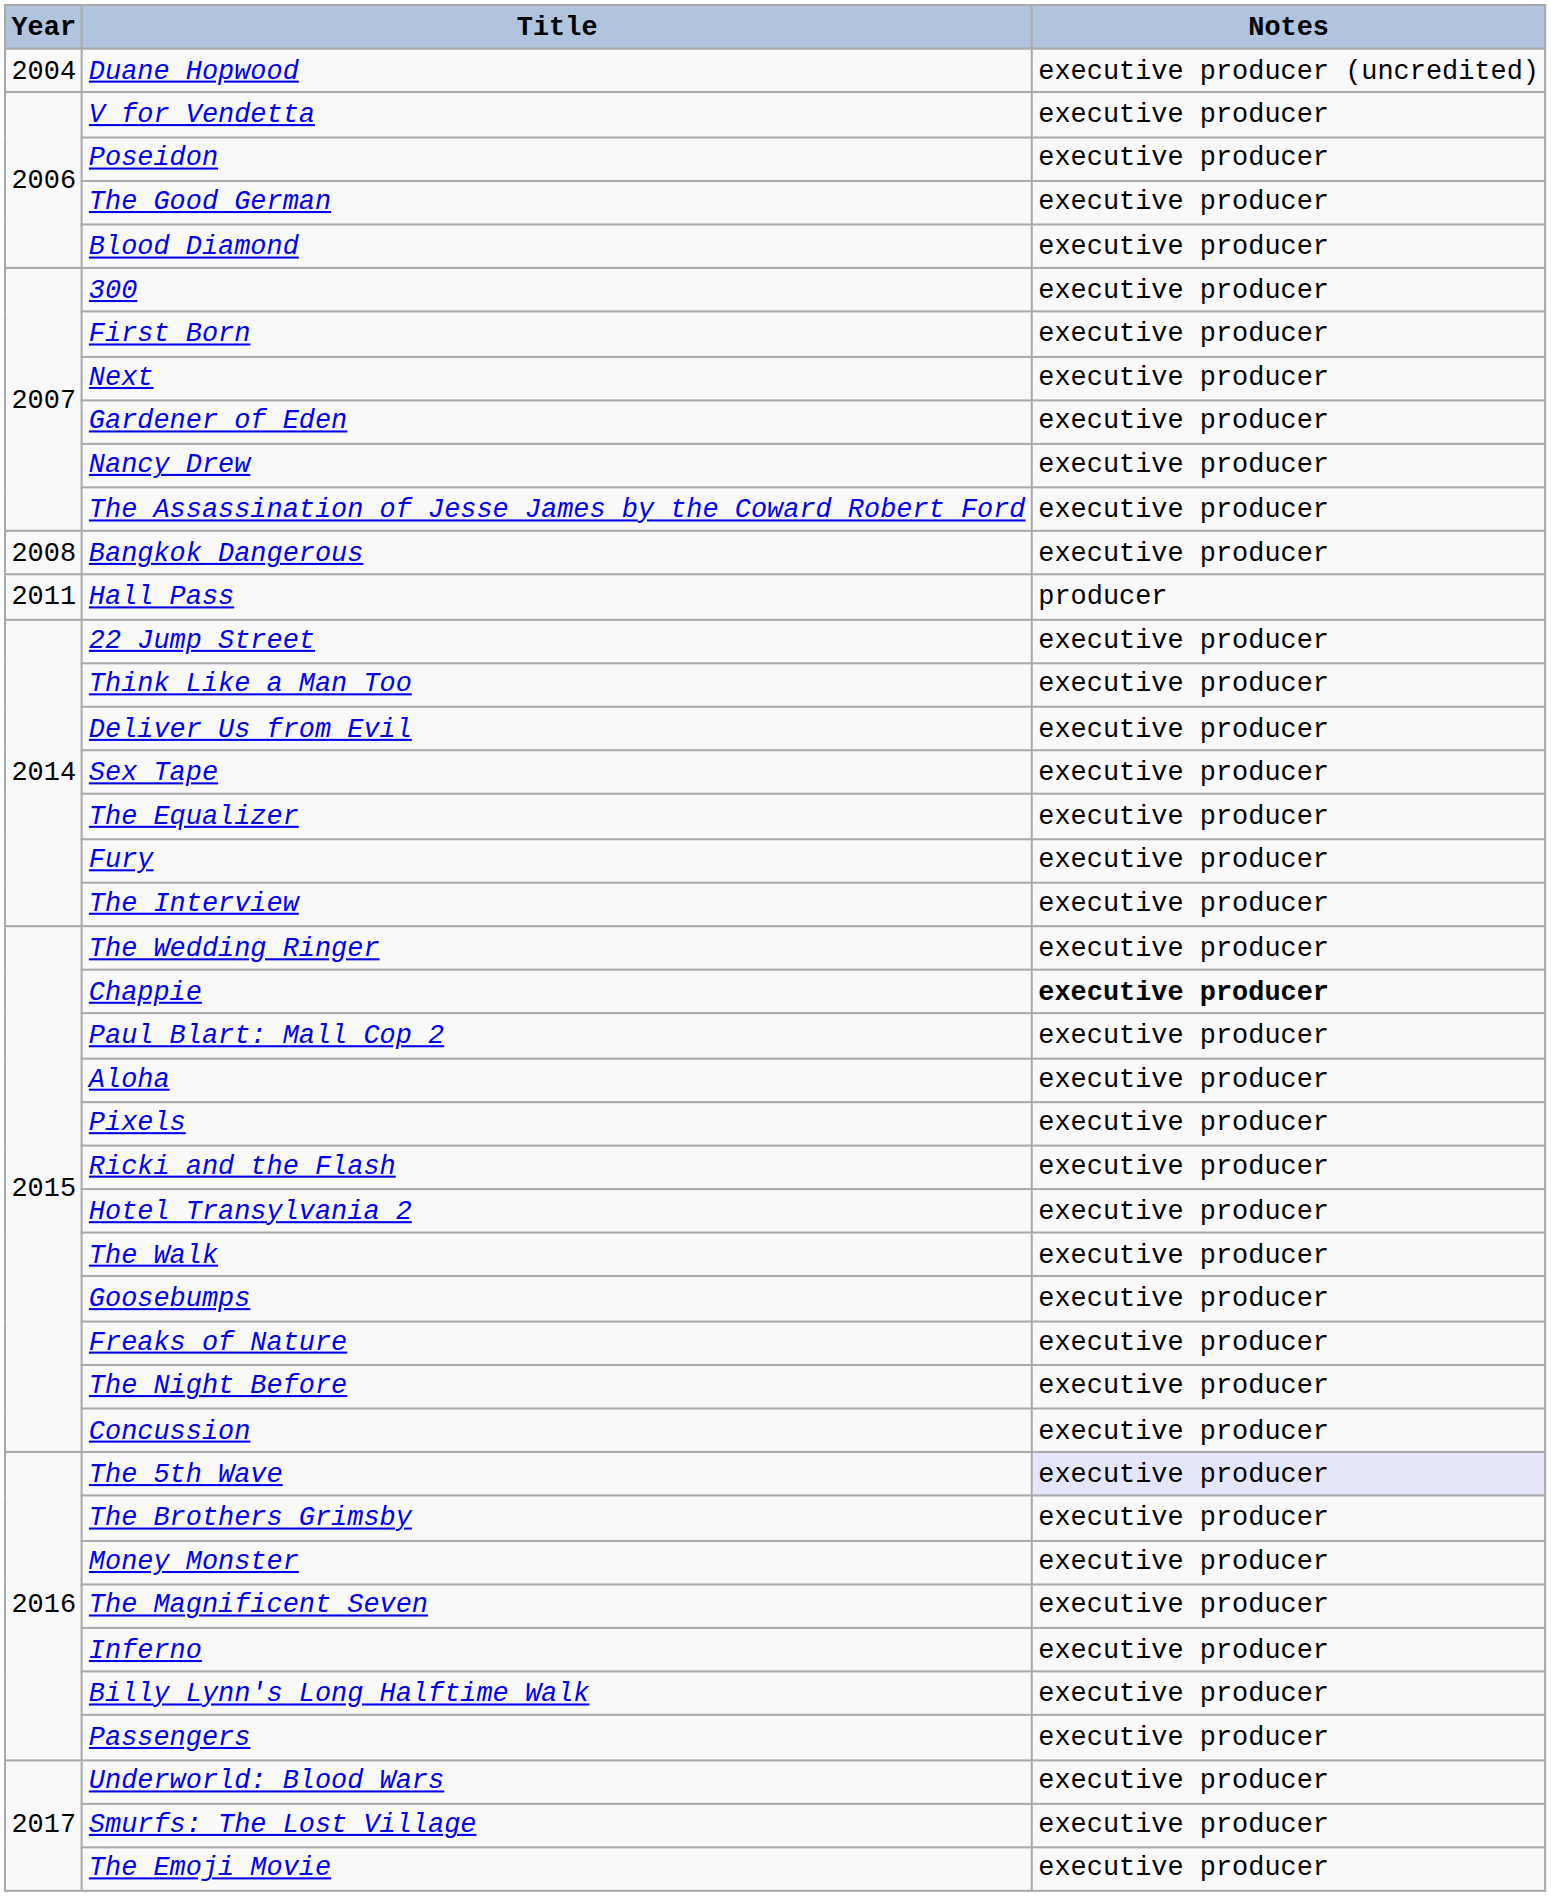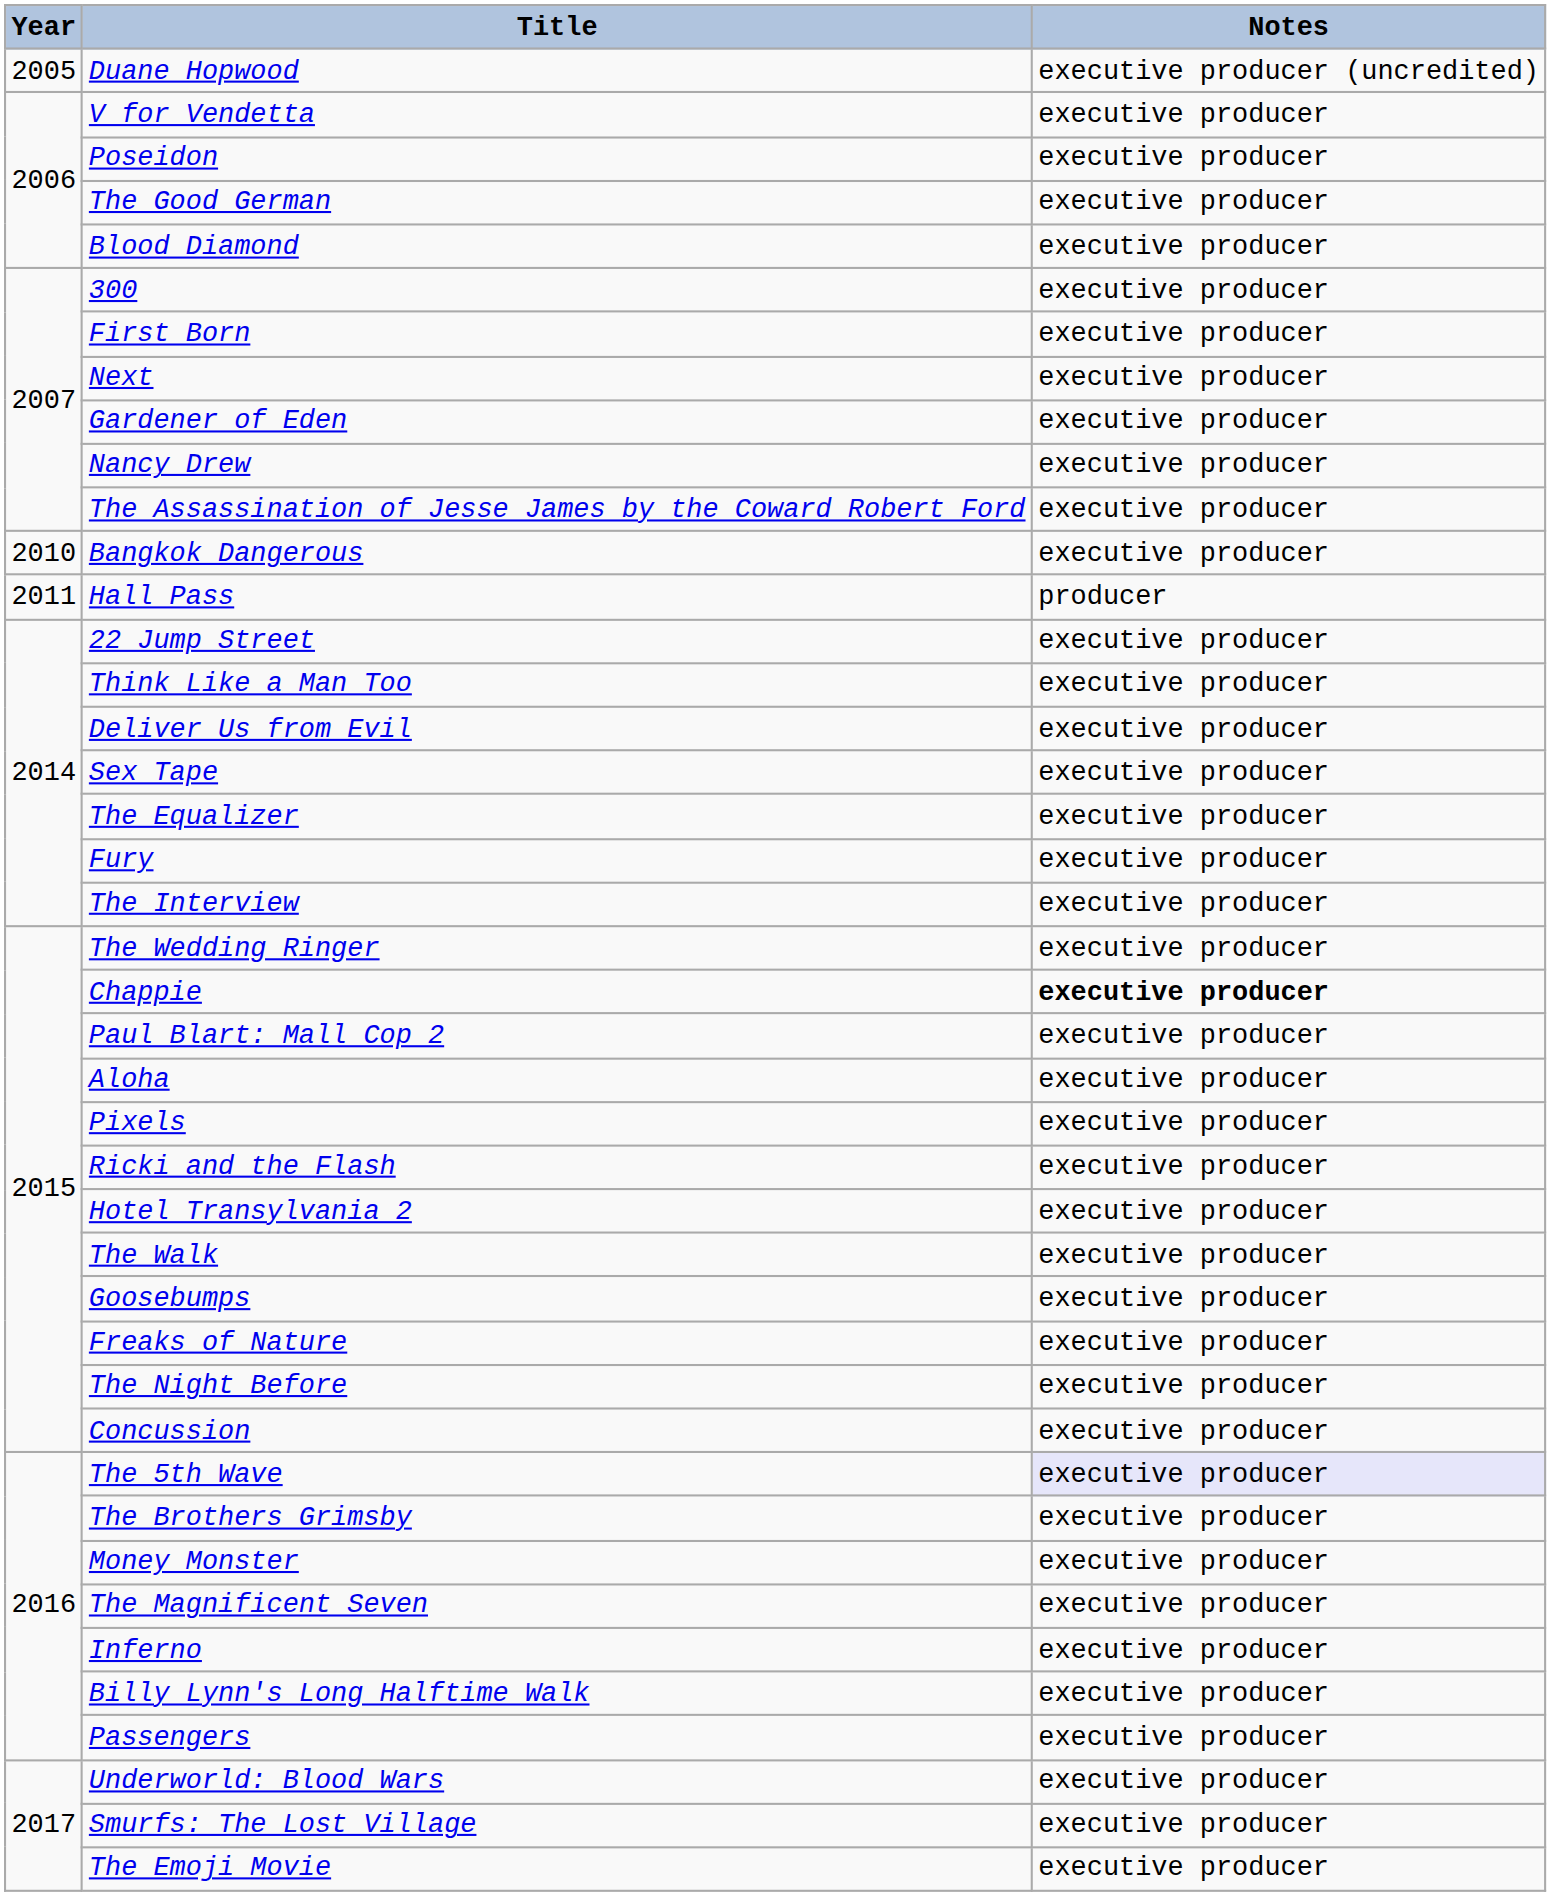(44, 71) 2004 -> (44, 71) 2005
(44, 553) 2008 -> (44, 553) 2010
